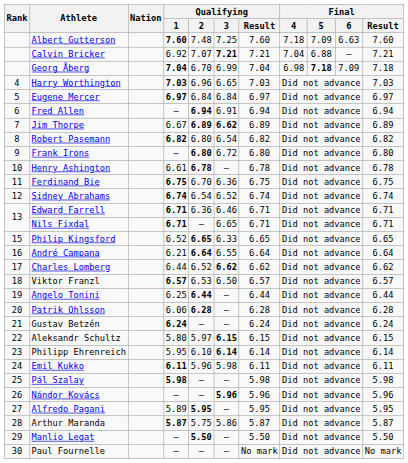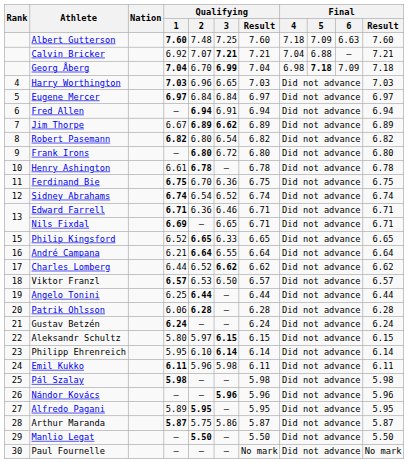(226, 68) normal -> (226, 68) bold
(176, 224) 6.71 -> (176, 224) 6.69
